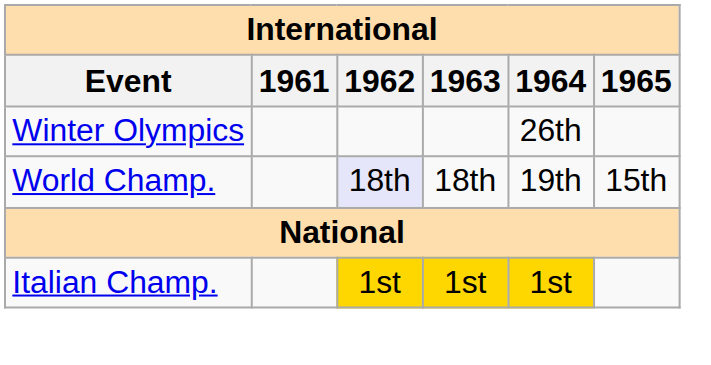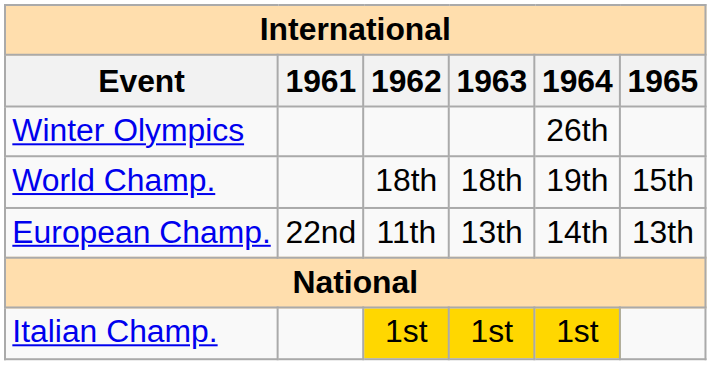(380, 181) lavender background -> (406, 181) no background
+ row: (142, 231)
